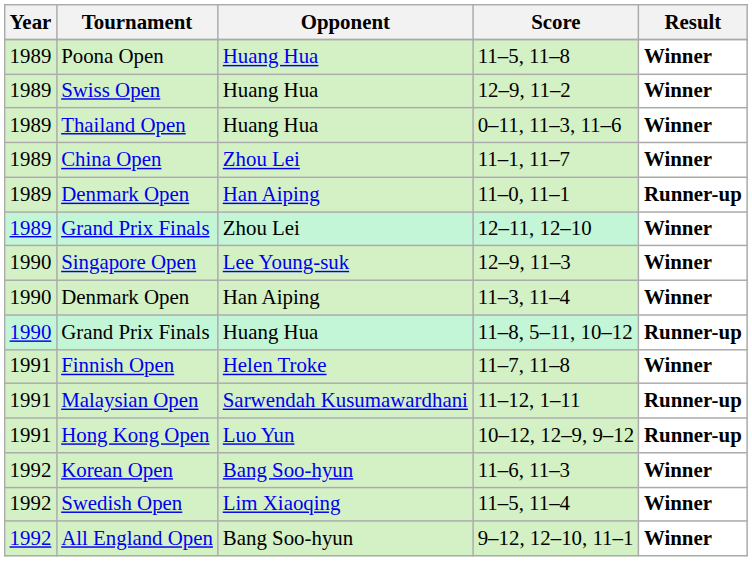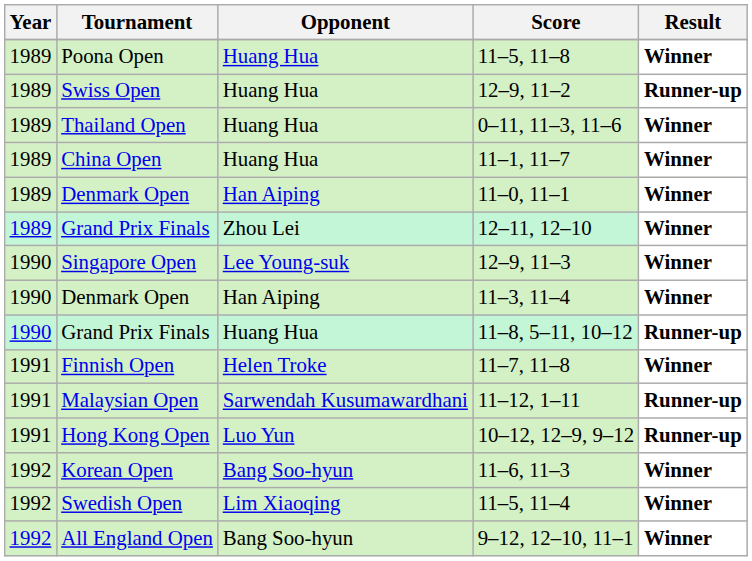(678, 90) Winner -> (693, 90) Runner-up
(261, 159) Zhou Lei -> (271, 159) Huang Hua
(693, 194) Runner-up -> (678, 194) Winner
